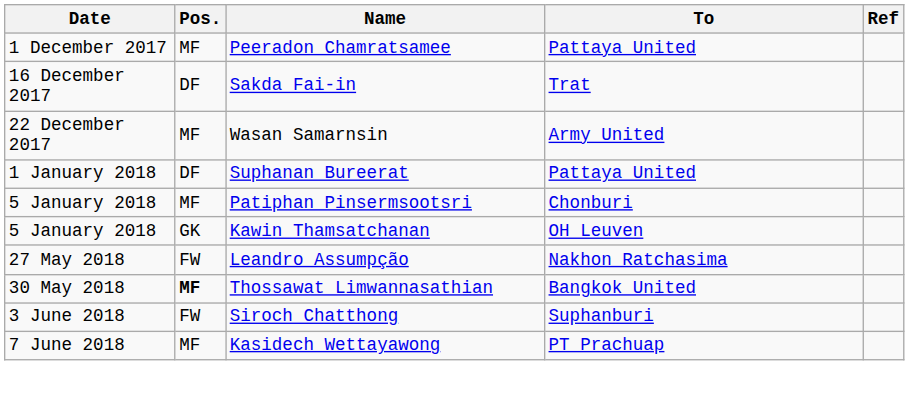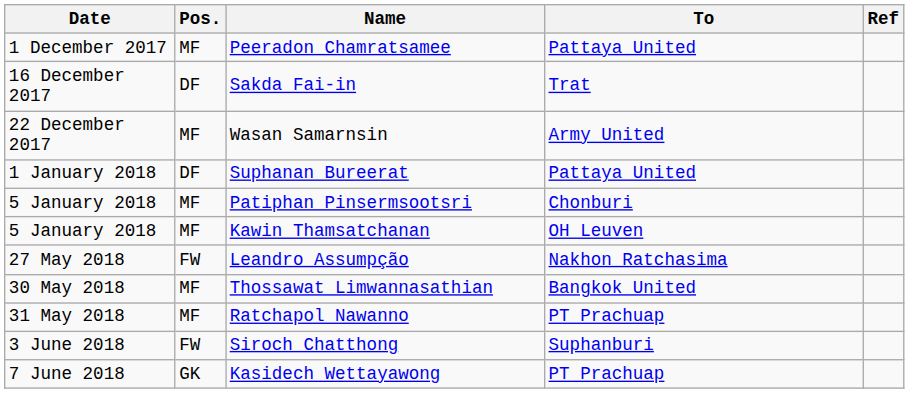(190, 231) GK -> (190, 231) MF
(190, 288) bold -> (190, 288) normal
+ row: (319, 317)
(190, 346) MF -> (190, 374) GK
